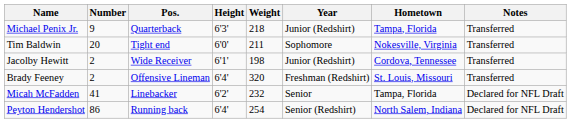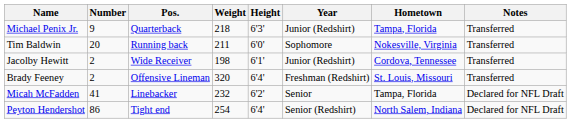columns swapped: (229, 12) <-> (265, 12)
(150, 45) Tight end -> (159, 45) Running back
(159, 110) Running back -> (150, 110) Tight end
